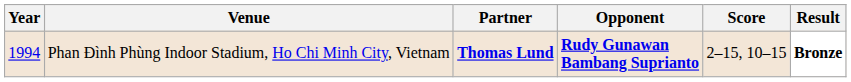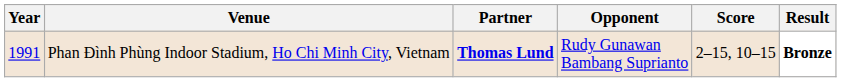(24, 53) 1994 -> (24, 53) 1991
(630, 53) bold -> (625, 53) normal
